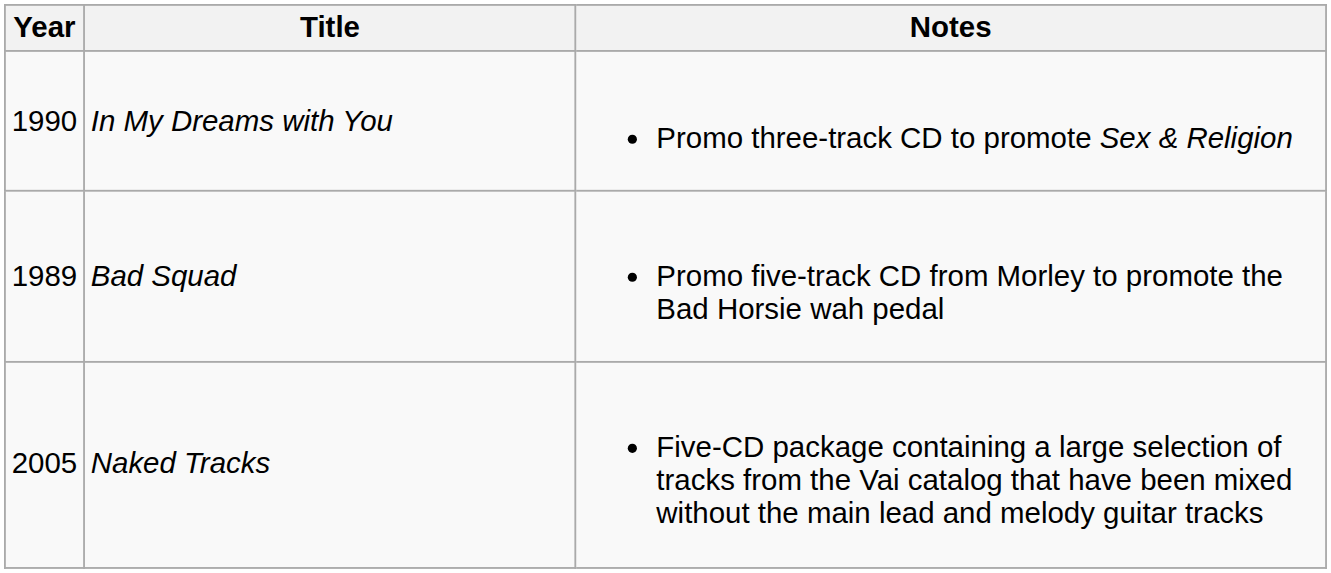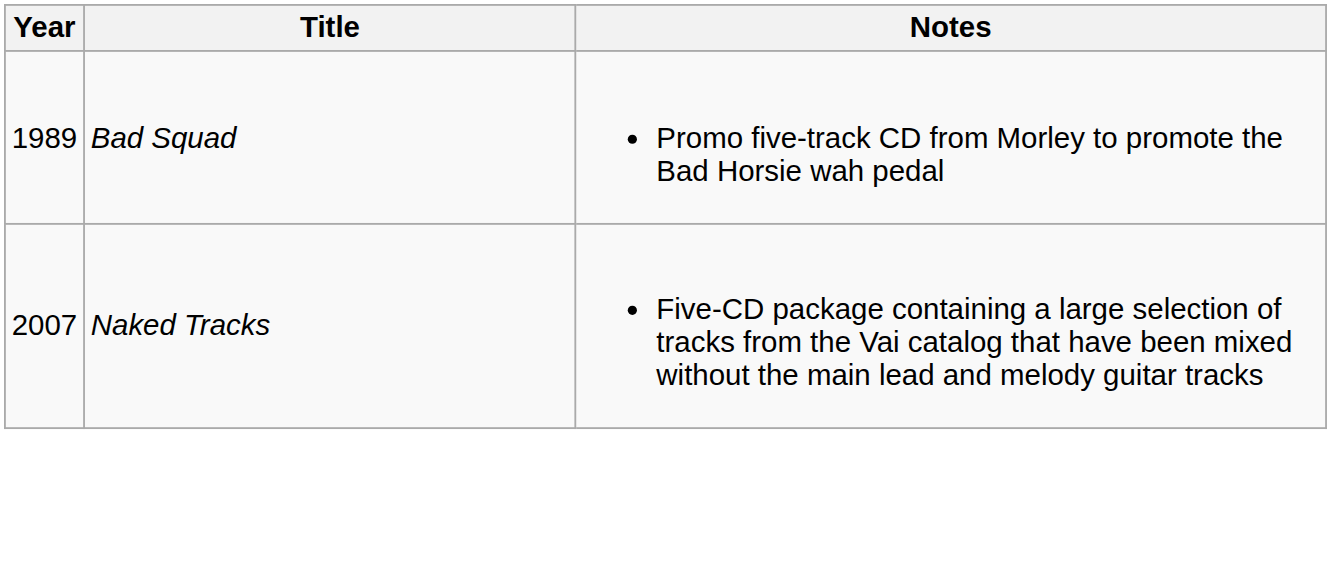- row: (242, 120)
(44, 464) 2005 -> (44, 325) 2007
